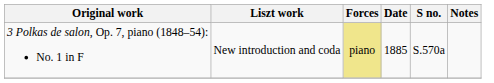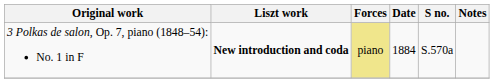(277, 50) normal -> (281, 50) bold
(396, 50) 1885 -> (404, 50) 1884
